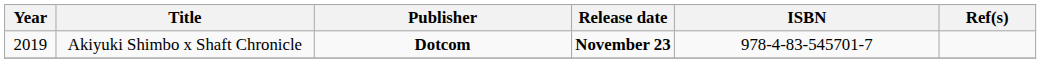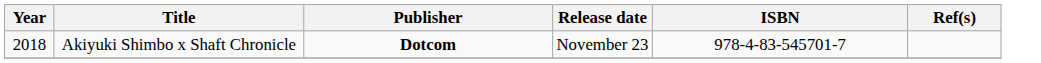(30, 44) 2019 -> (29, 44) 2018
(623, 44) bold -> (602, 44) normal
